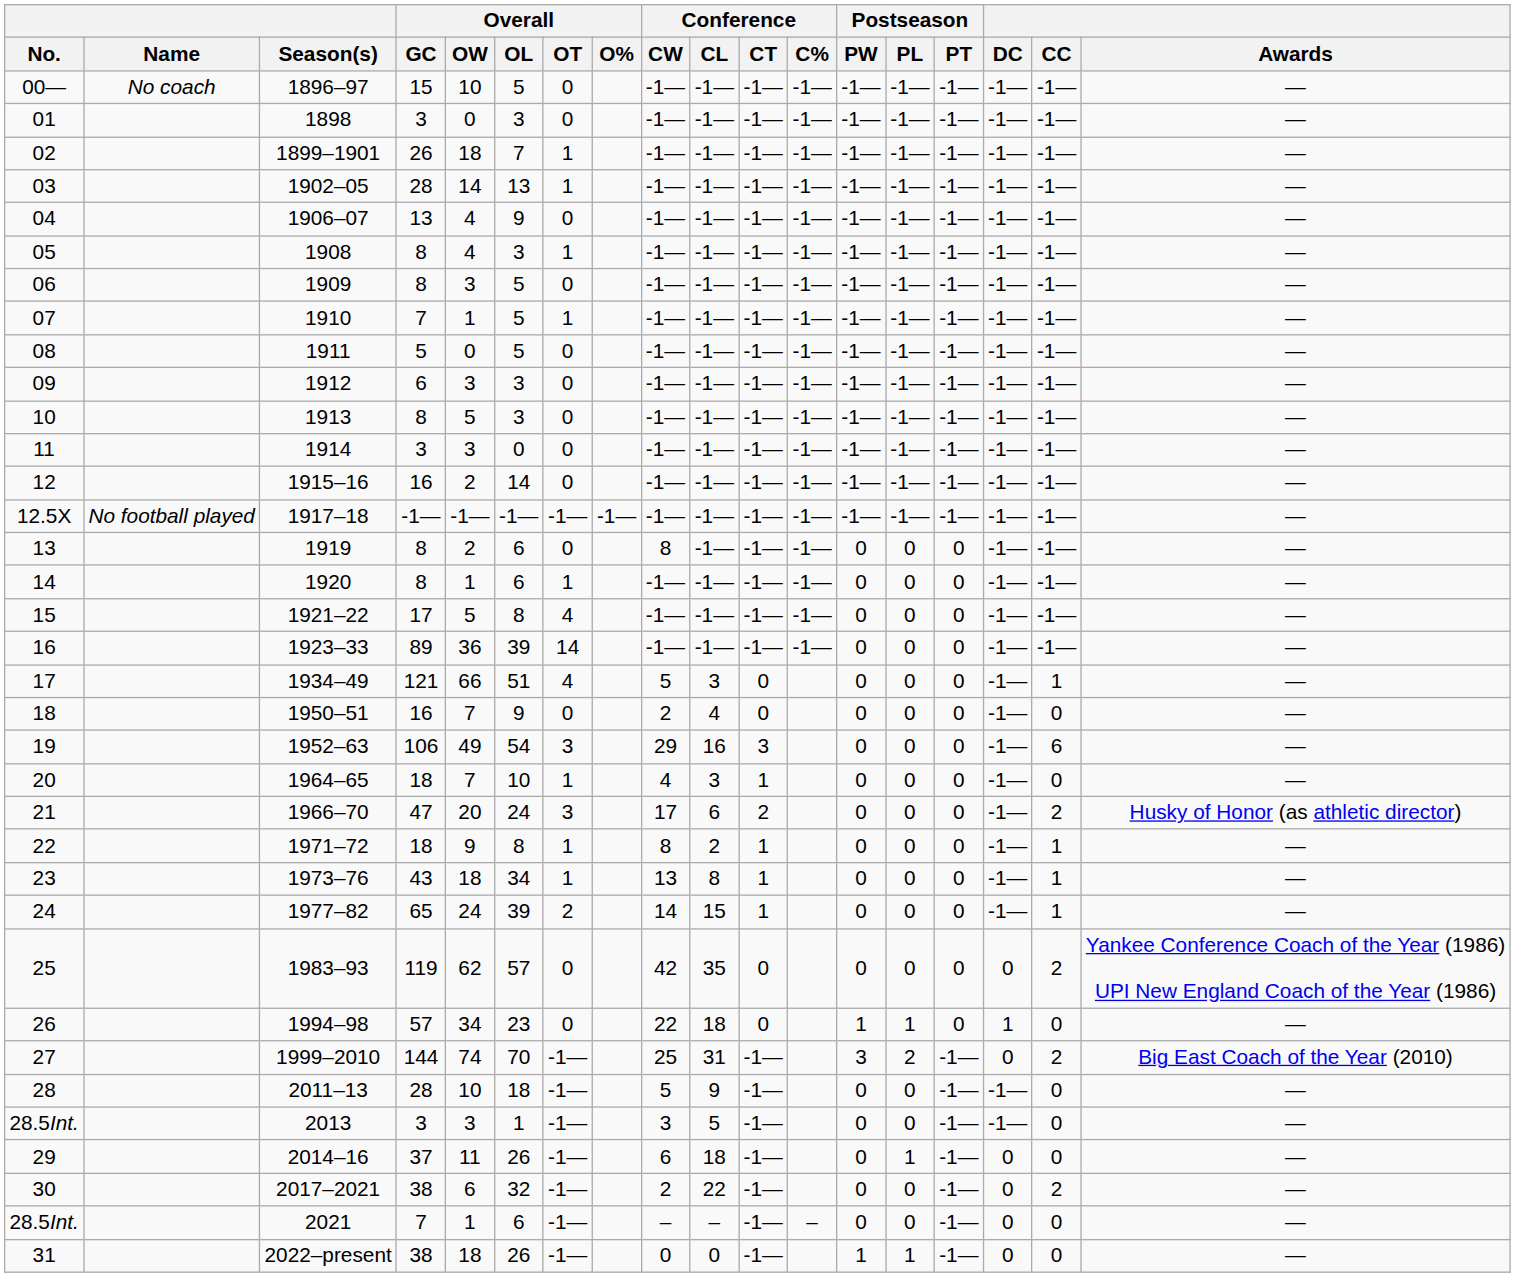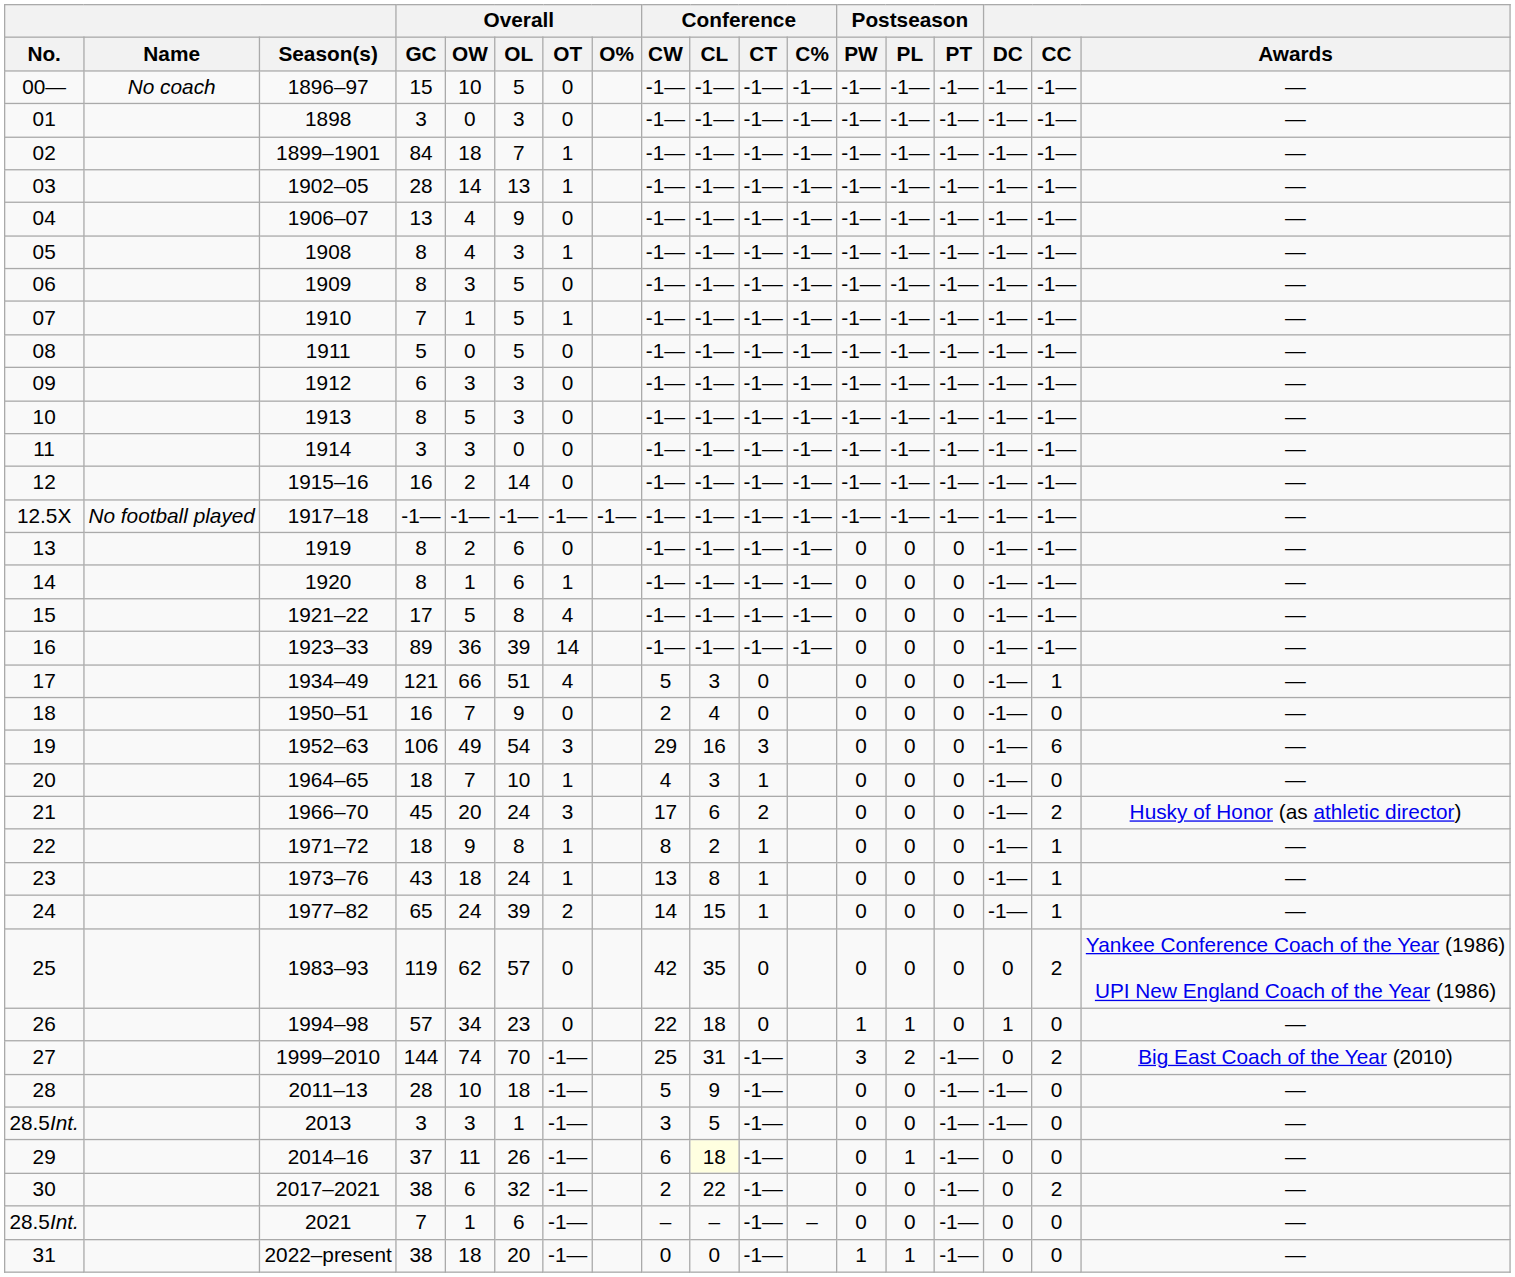(421, 152) 26 -> (421, 152) 84
(665, 548) 8 -> (665, 548) -1—
(421, 812) 47 -> (421, 812) 45
(519, 878) 34 -> (519, 878) 24
(714, 1156) no background -> (714, 1156) lightyellow background
(519, 1255) 26 -> (519, 1255) 20
